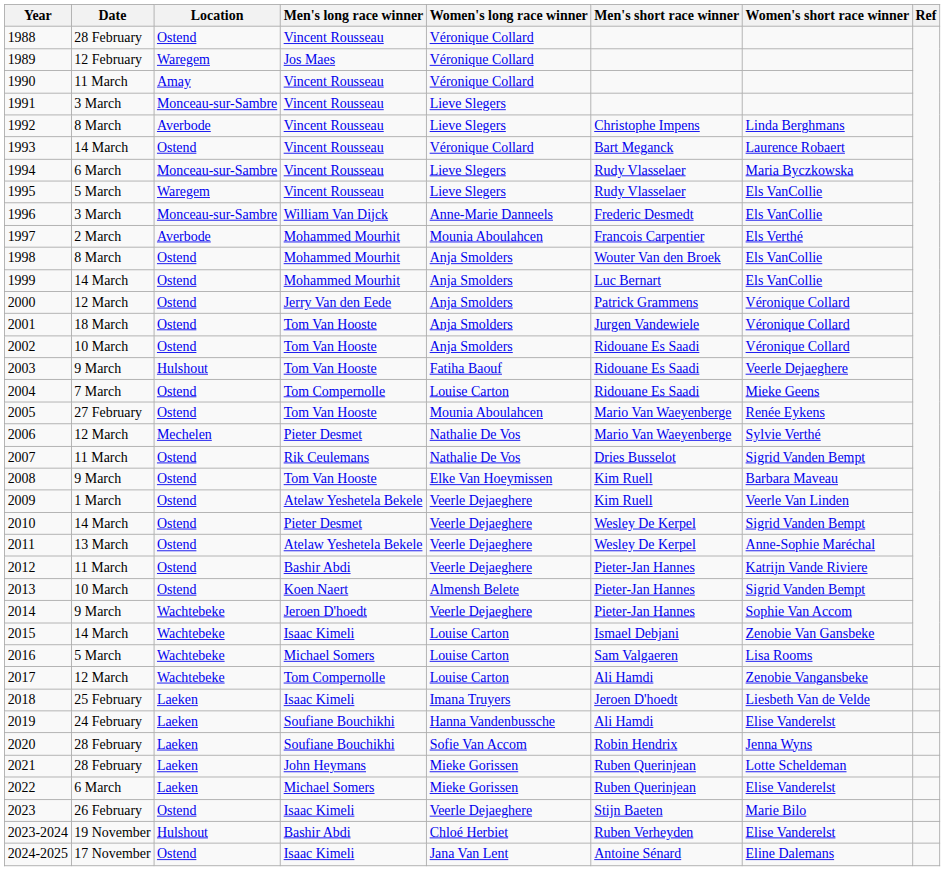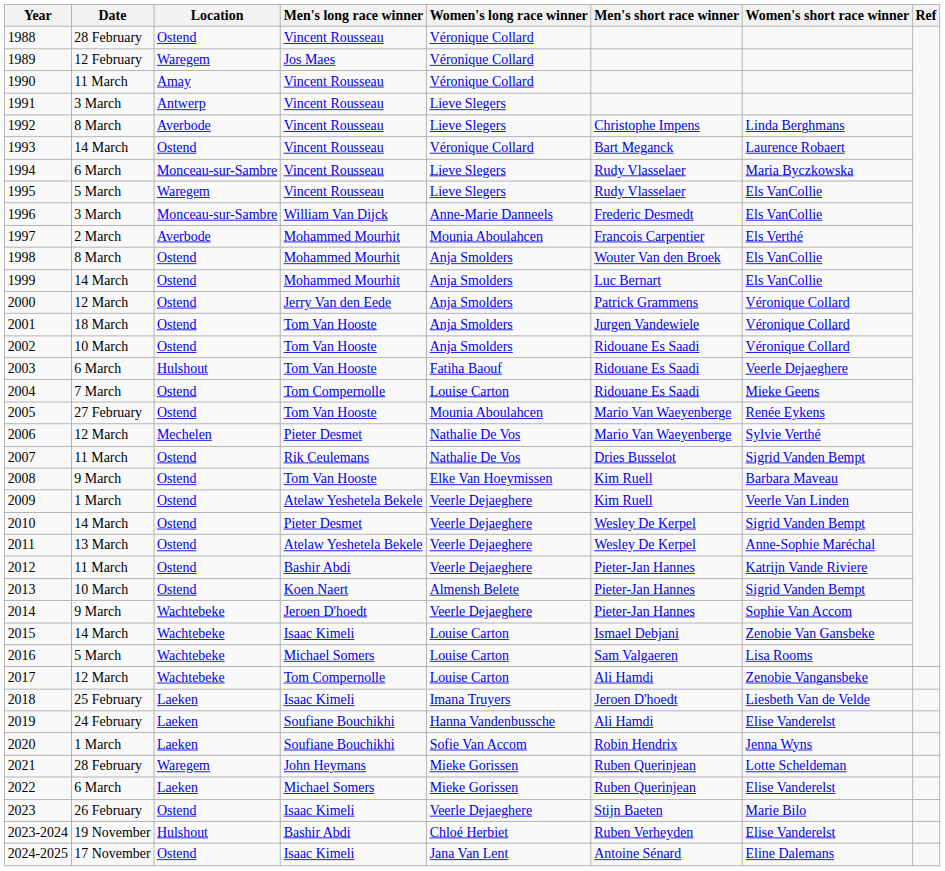(217, 103) Monceau-sur-Sambre -> (181, 103) Antwerp
(98, 368) 9 March -> (98, 368) 6 March
(108, 744) 28 February -> (98, 744) 1 March
(177, 766) Laeken -> (183, 766) Waregem
